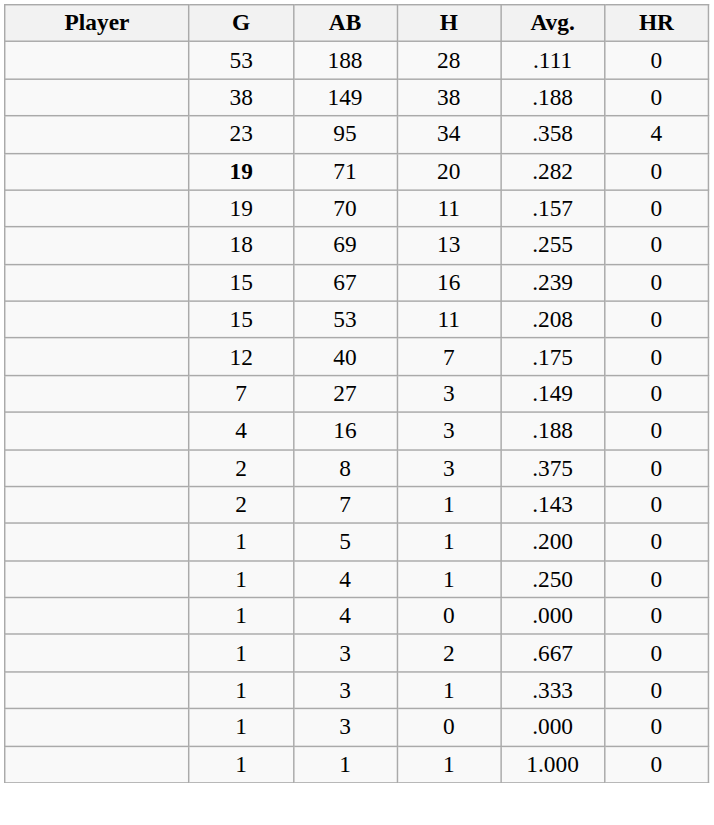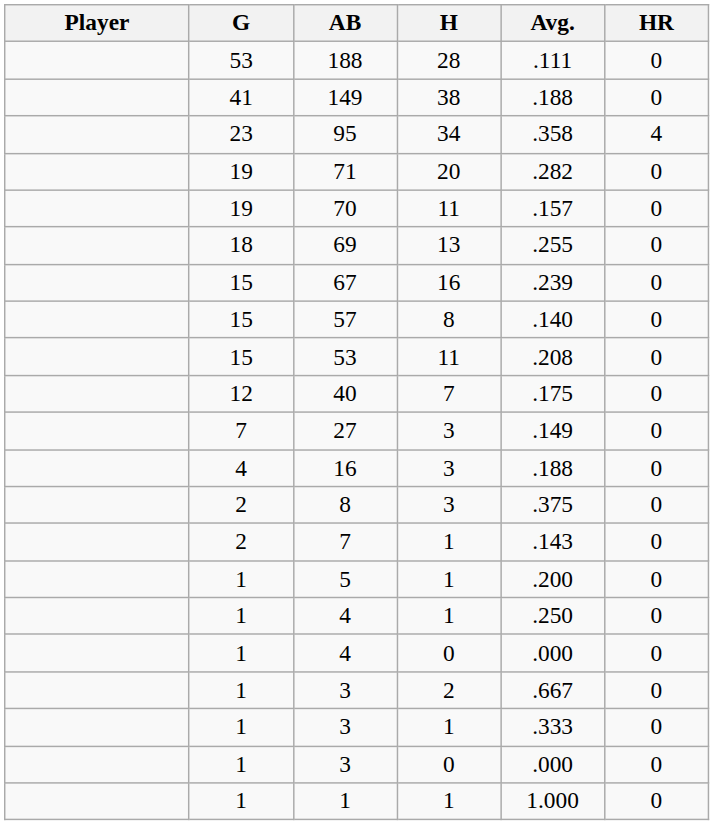(241, 97) 38 -> (241, 97) 41
(241, 171) bold -> (241, 171) normal
+ row: (345, 319)
